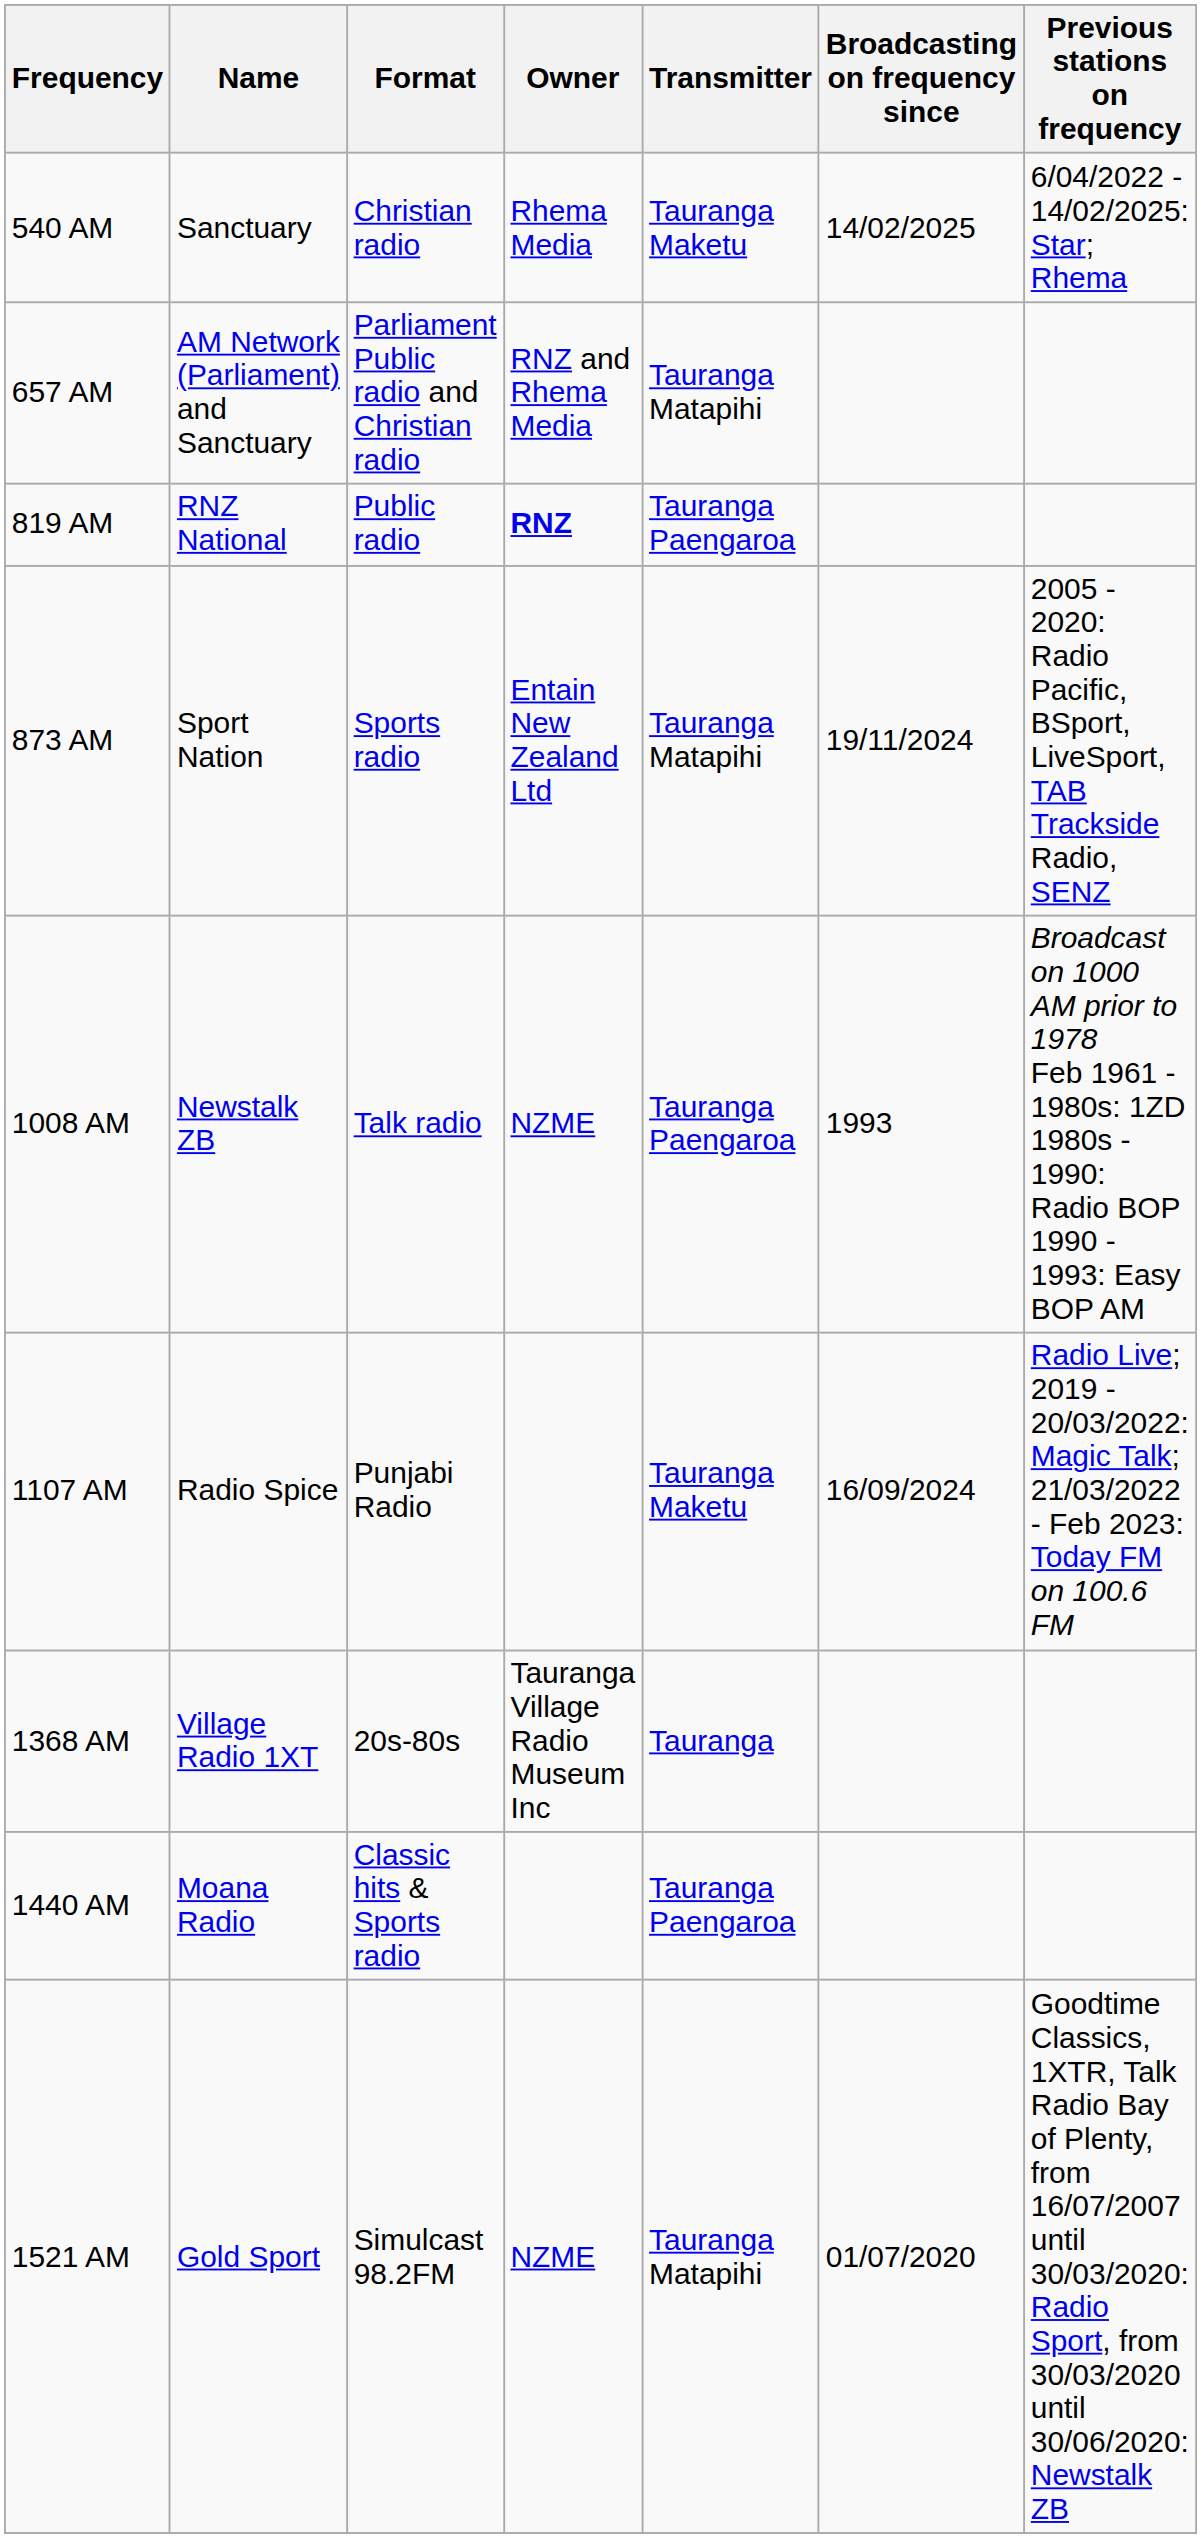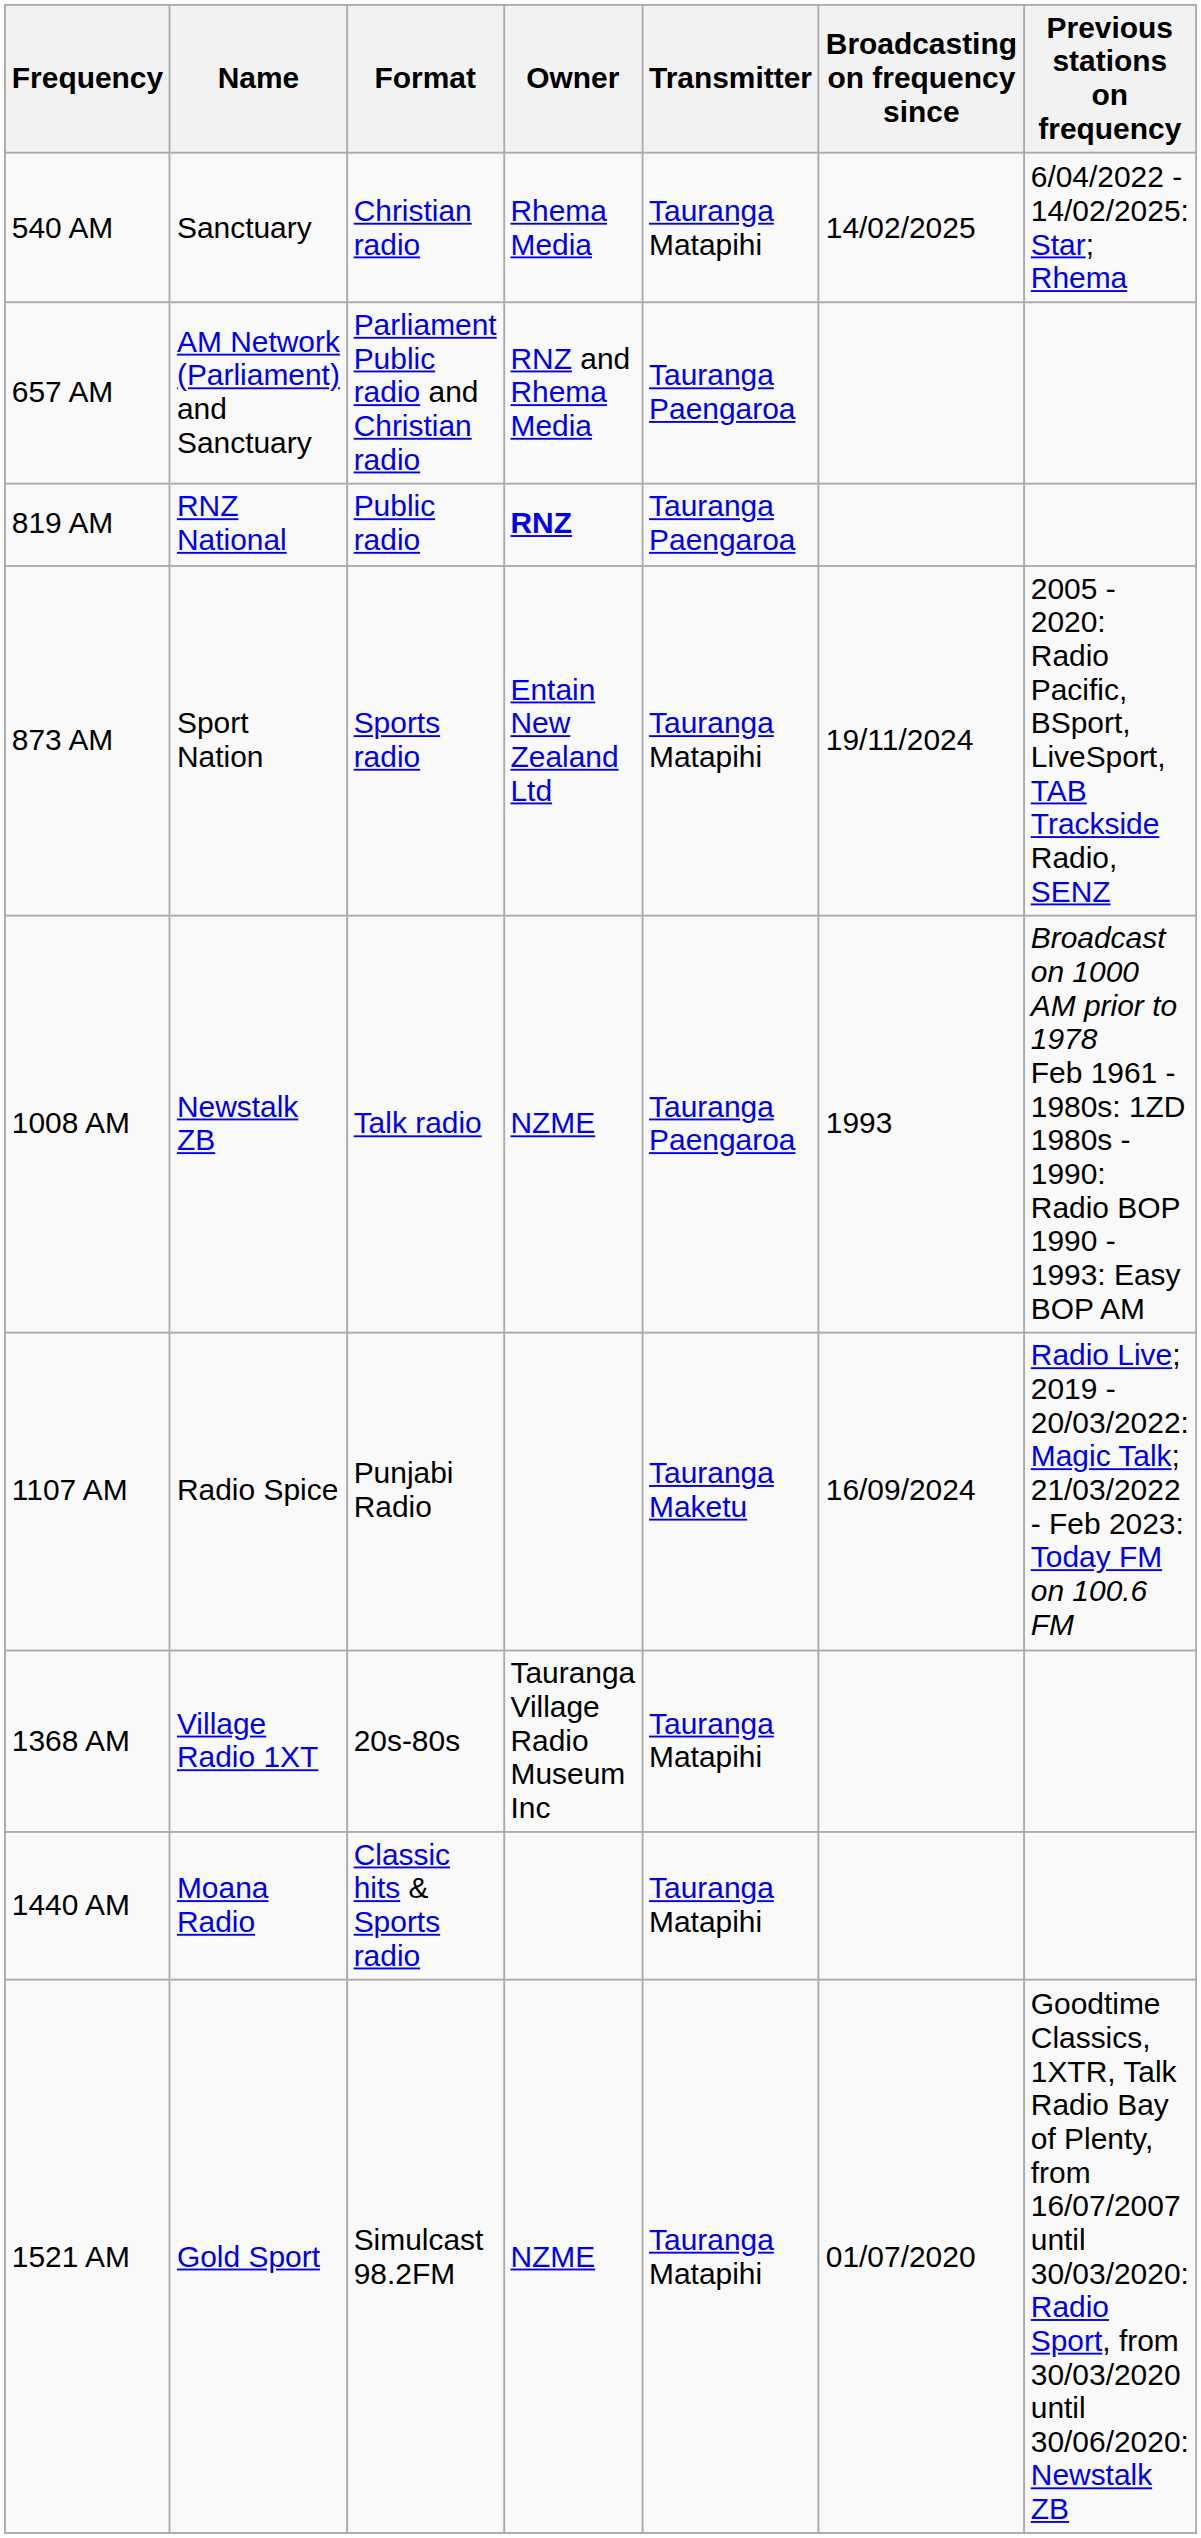(711, 227) Tauranga Maketu -> (711, 227) Tauranga Matapihi
(711, 392) Tauranga Matapihi -> (722, 392) Tauranga Paengaroa
(711, 1740) Tauranga -> (711, 1740) Tauranga Matapihi
(722, 1905) Tauranga Paengaroa -> (711, 1905) Tauranga Matapihi
